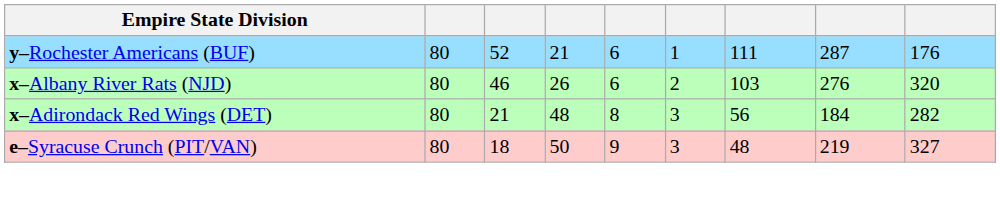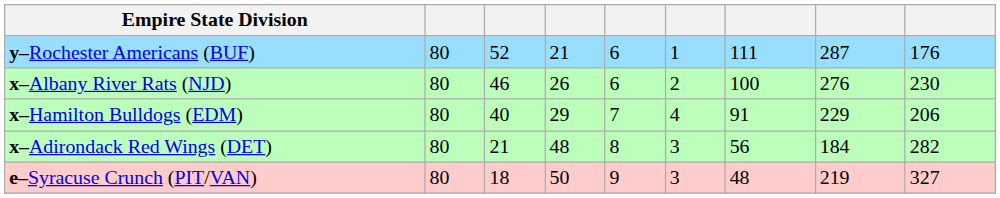(745, 83) 103 -> (745, 83) 100
(925, 83) 320 -> (925, 83) 230
+ row: (126, 114)
